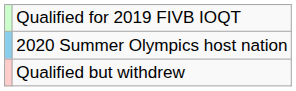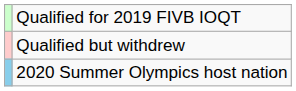rows swapped: (101, 72) <-> (152, 45)
